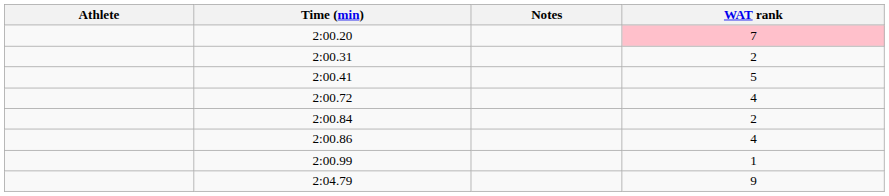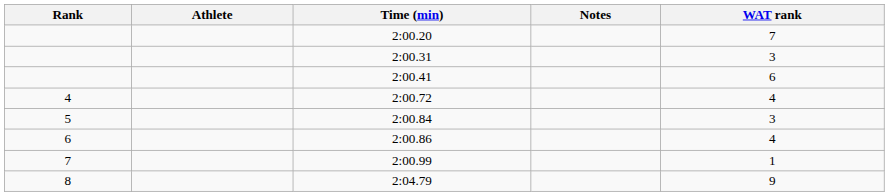+ column: (68, 14)
(753, 35) pink background -> (772, 35) no background
(753, 56) 2 -> (772, 56) 3
(753, 77) 5 -> (772, 77) 6
(753, 118) 2 -> (772, 118) 3
